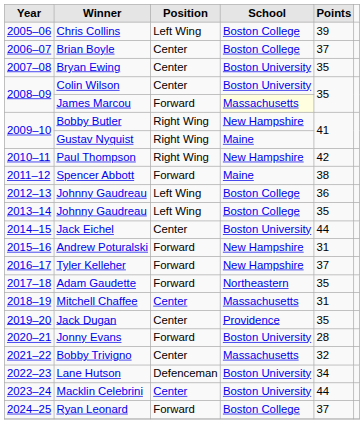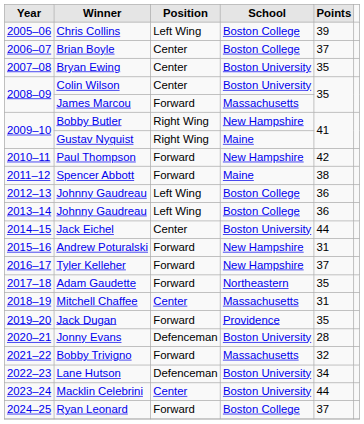(261, 103) lightyellow background -> (261, 103) no background
(181, 157) Right Wing -> (174, 157) Forward
(323, 211) 35 -> (323, 211) 36
(170, 319) Center -> (174, 319) Forward
(174, 337) Forward -> (185, 337) Defenceman
(170, 355) Center -> (174, 355) Forward
